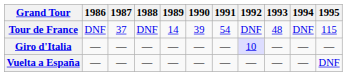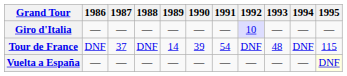rows swapped: (43, 46) <-> (43, 29)
(329, 63) no background -> (329, 63) lightyellow background
